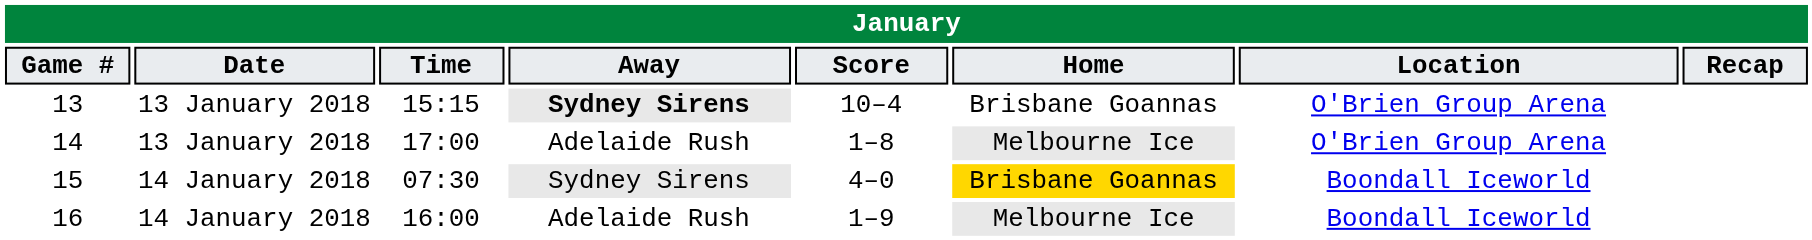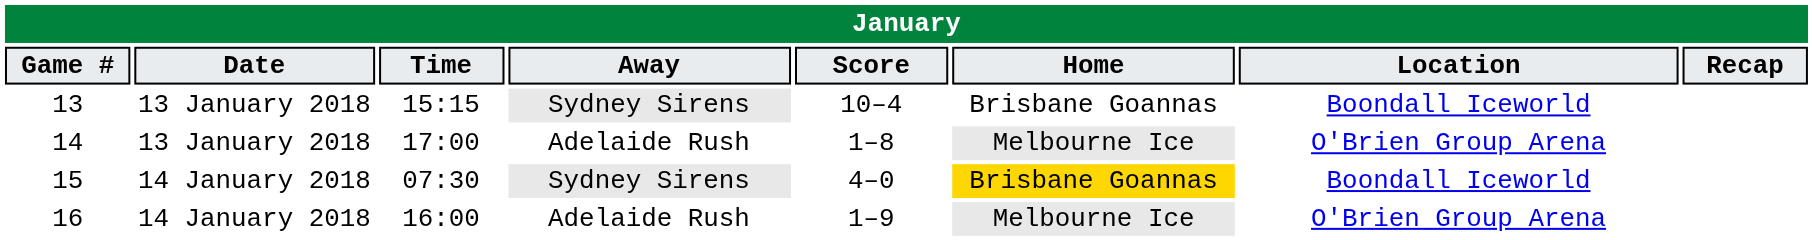(649, 105) bold -> (649, 105) normal
(1459, 105) O'Brien Group Arena -> (1459, 105) Boondall Iceworld
(1459, 219) Boondall Iceworld -> (1459, 219) O'Brien Group Arena
